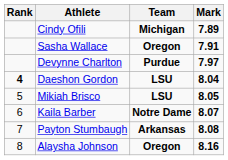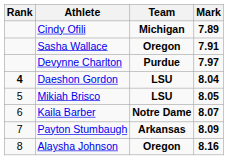(209, 130) 8.08 -> (209, 130) 8.09
